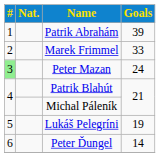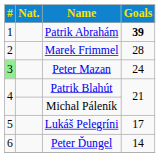(138, 32) normal -> (138, 32) bold
(138, 50) 33 -> (138, 50) 28
(138, 124) 19 -> (138, 124) 17
